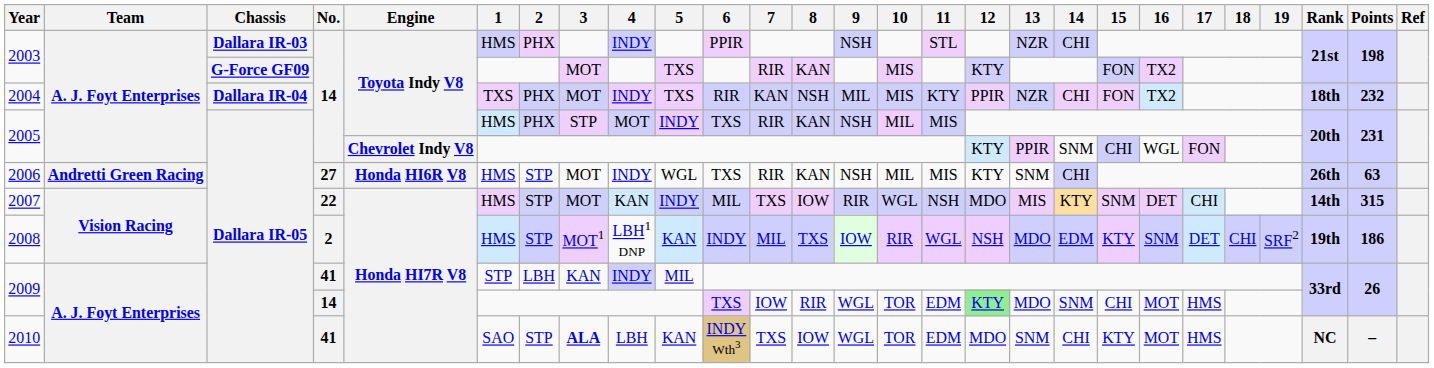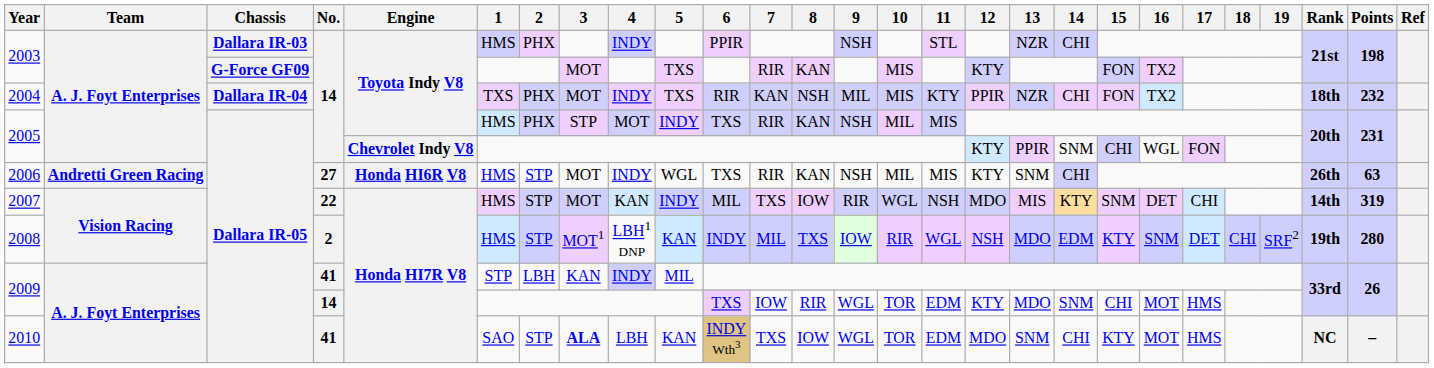(1372, 200) 315 -> (1372, 200) 319
(1372, 238) 186 -> (1372, 238) 280
(988, 302) lightgreen background -> (988, 302) no background
